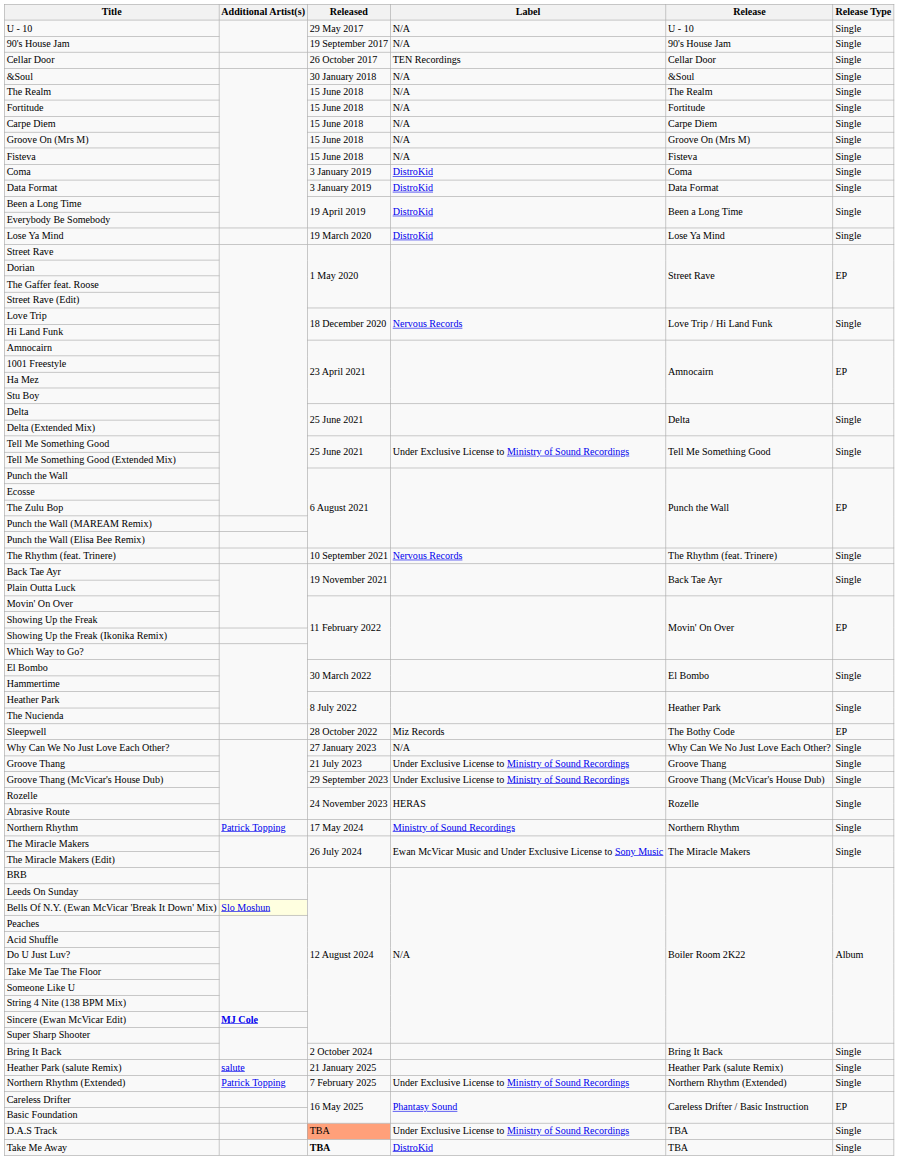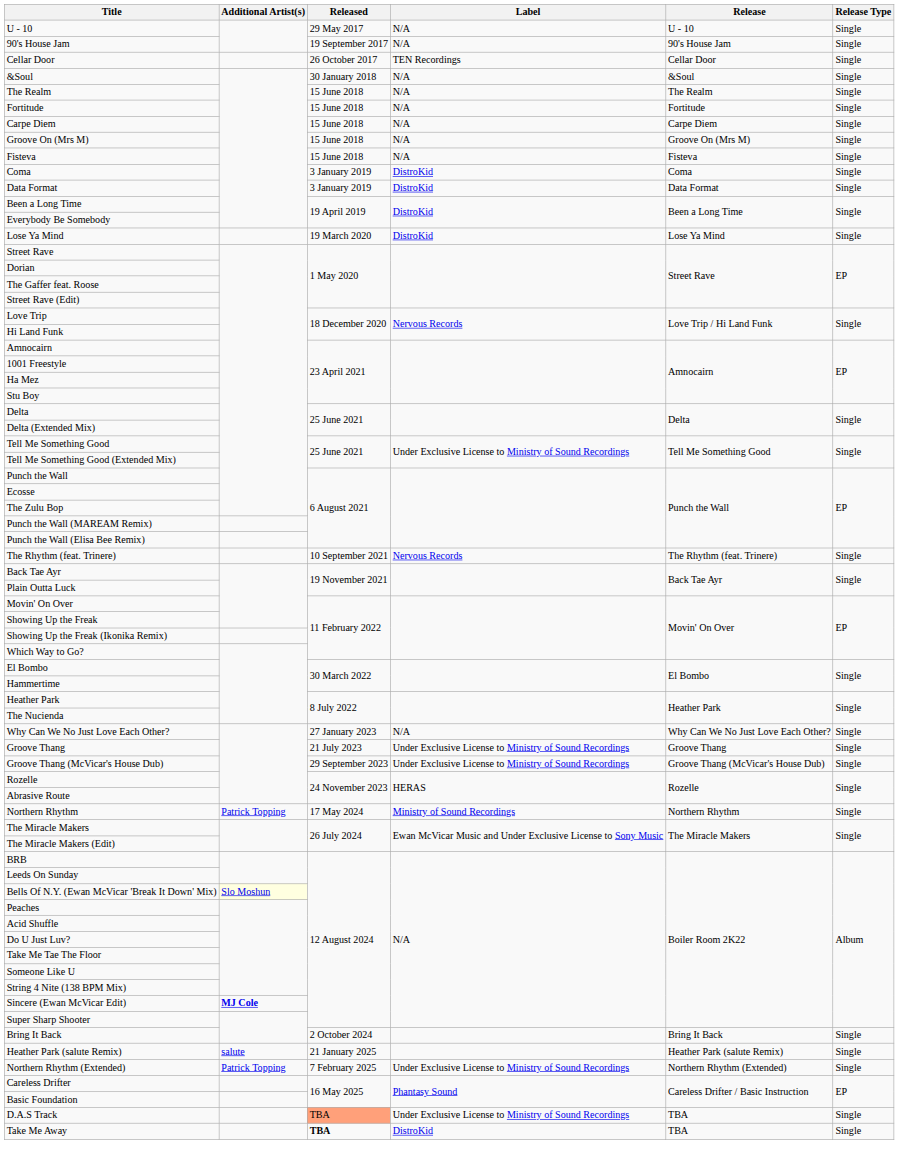- row: (27, 731)
